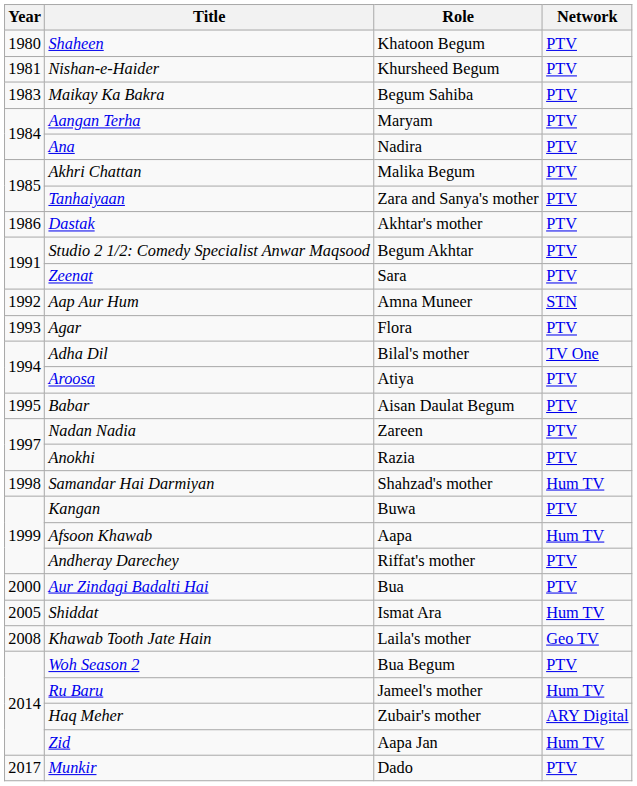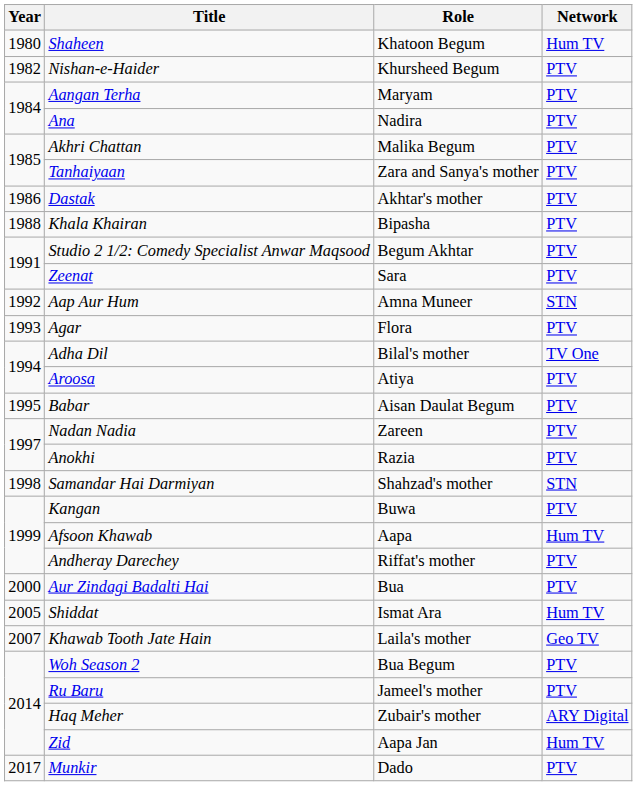(562, 43) PTV -> (575, 43) Hum TV
(25, 69) 1981 -> (25, 69) 1982
- row: (106, 95)
+ row: (98, 224)
(575, 483) Hum TV -> (562, 483) STN
(25, 638) 2008 -> (25, 638) 2007
(575, 690) Hum TV -> (562, 690) PTV
